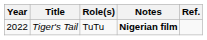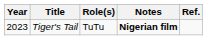(17, 27) 2022 -> (17, 27) 2023
